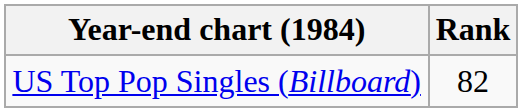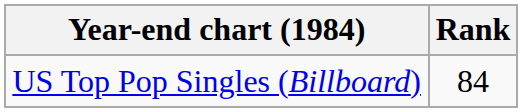(473, 80) 82 -> (473, 80) 84
